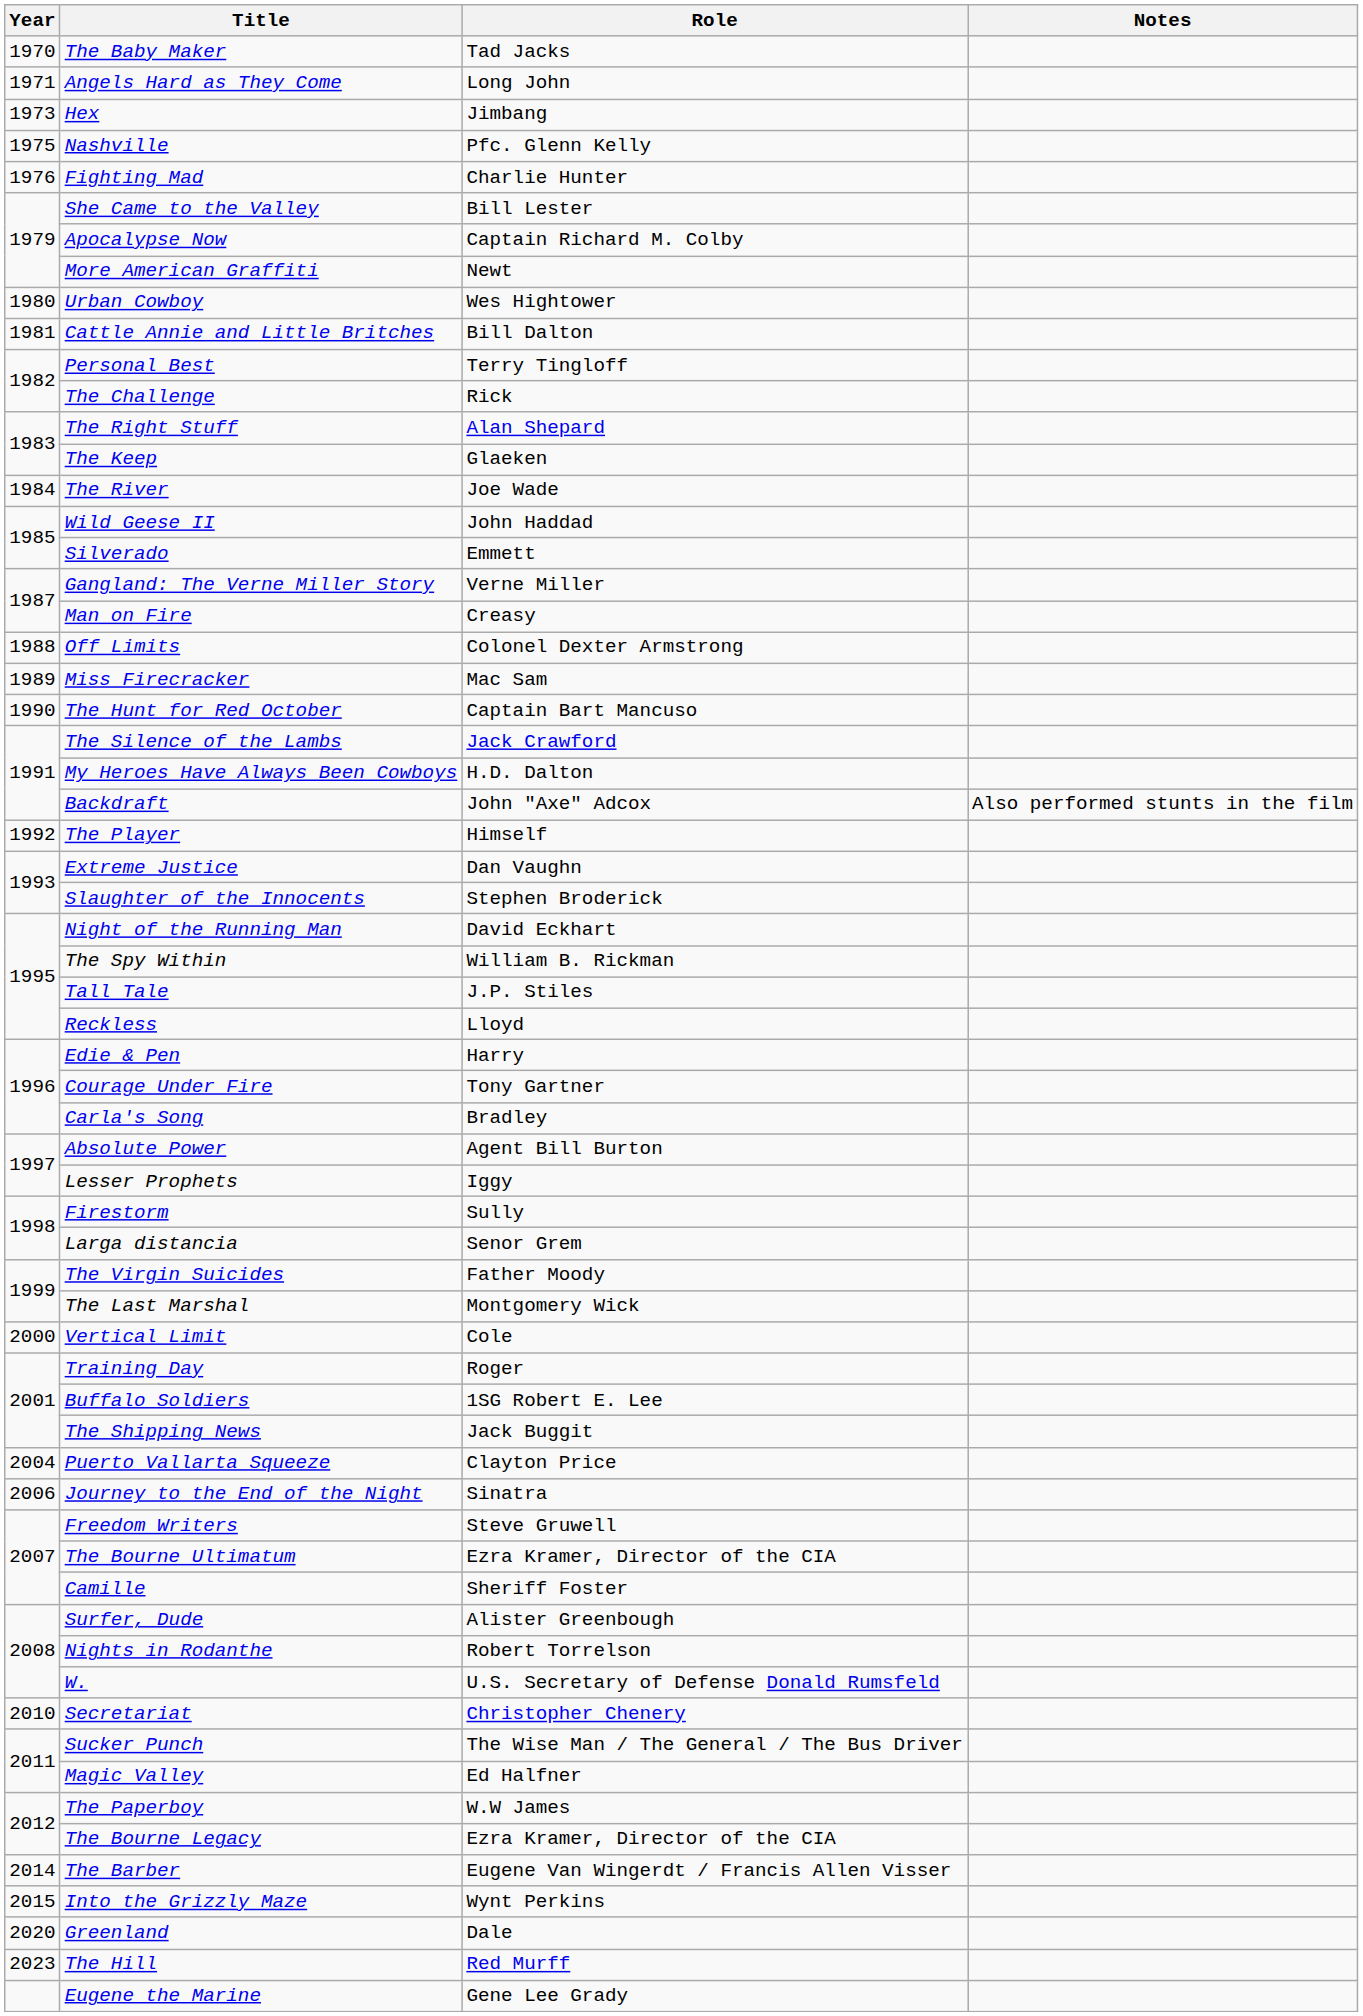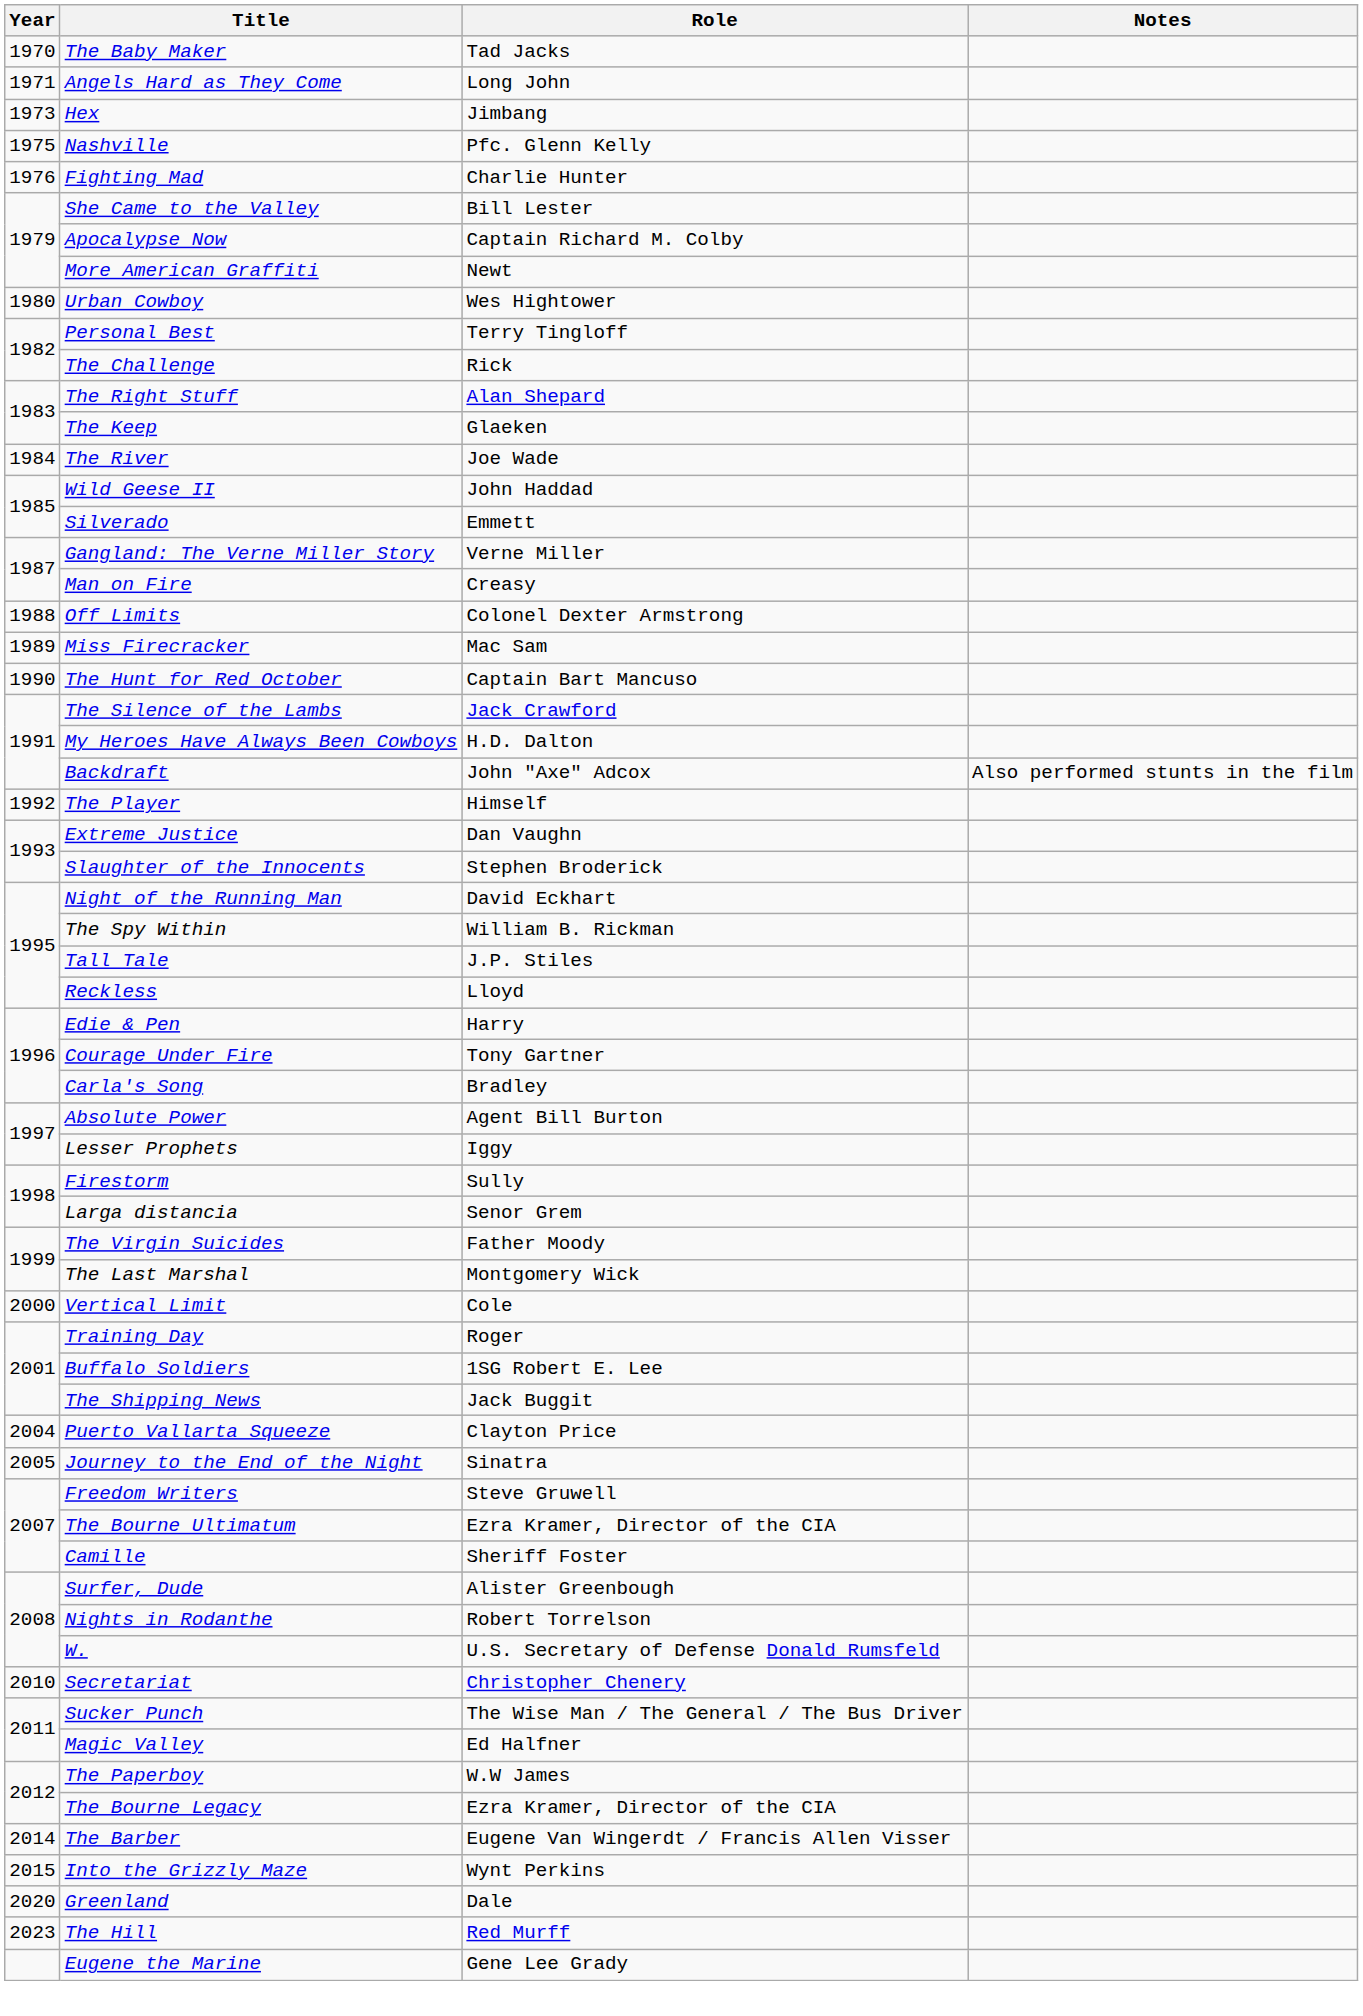- row: (249, 334)
(32, 1494) 2006 -> (32, 1463) 2005
